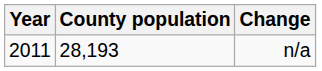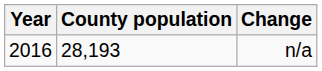(30, 50) 2011 -> (31, 50) 2016
